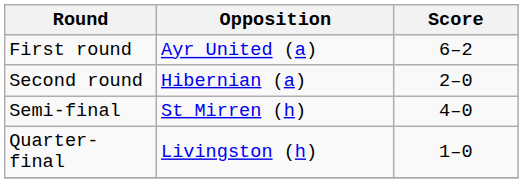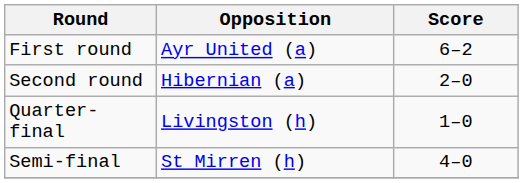rows swapped: (54, 152) <-> (65, 111)
